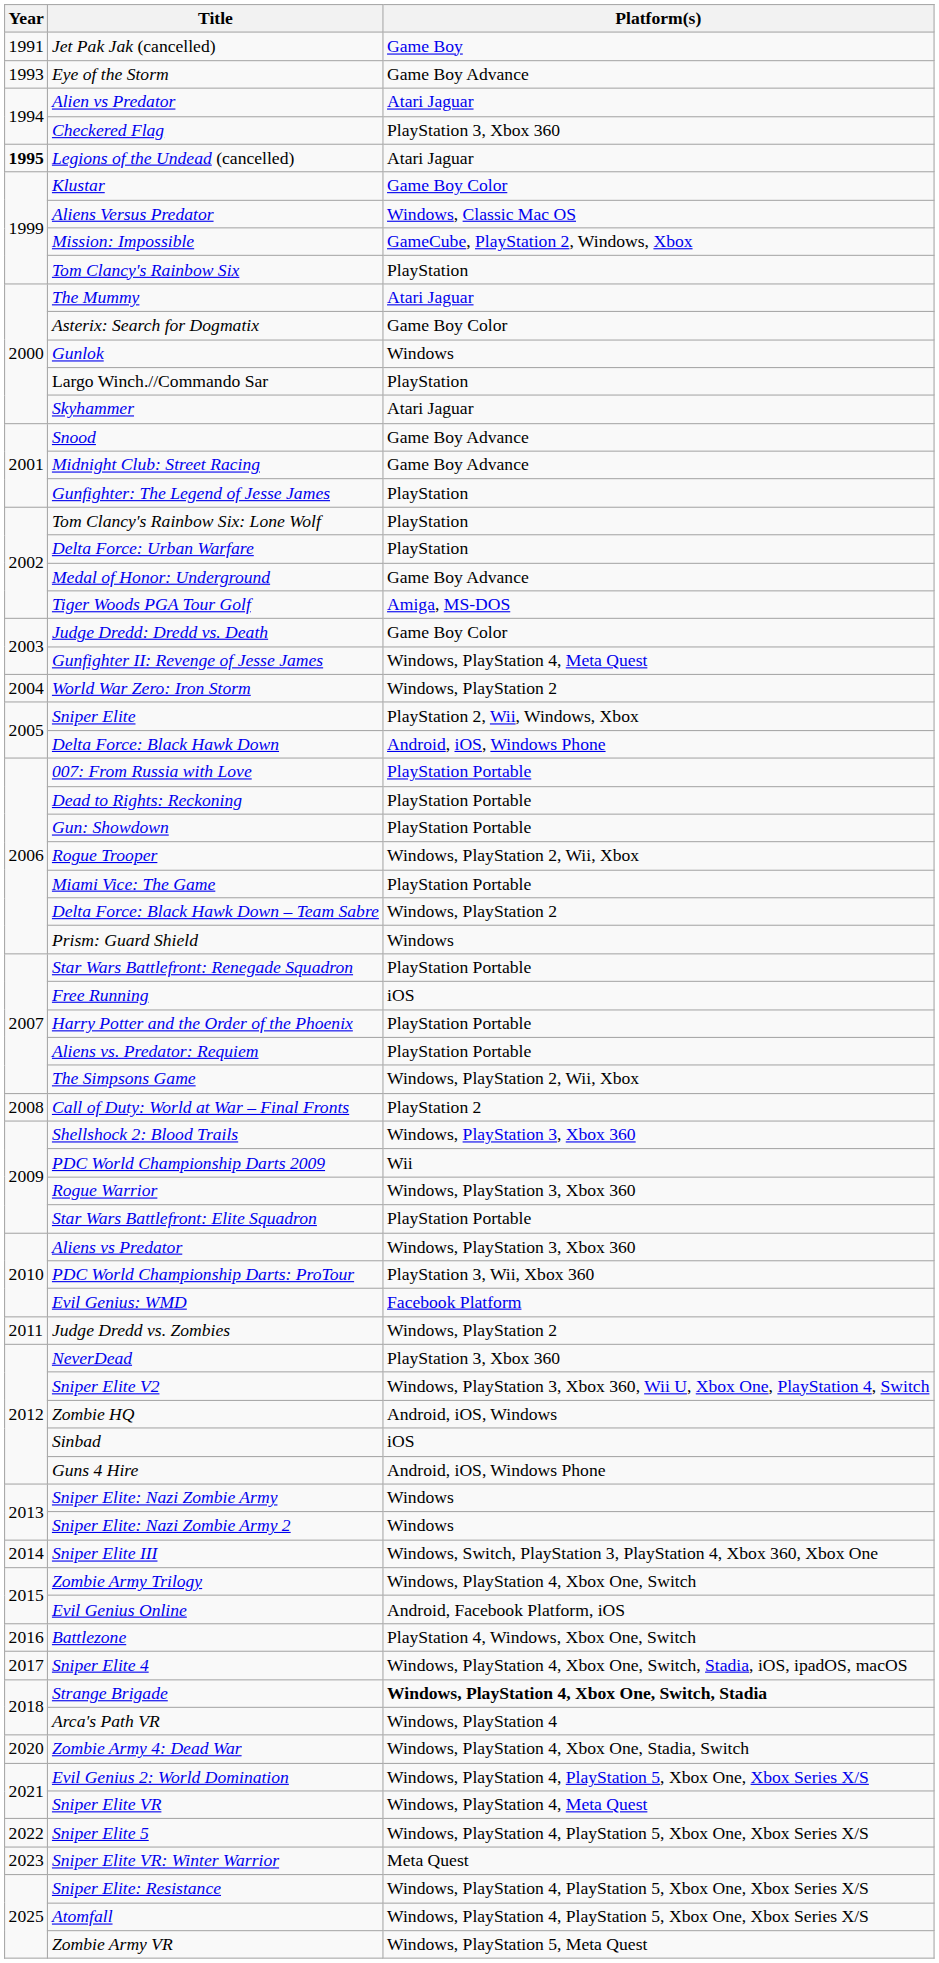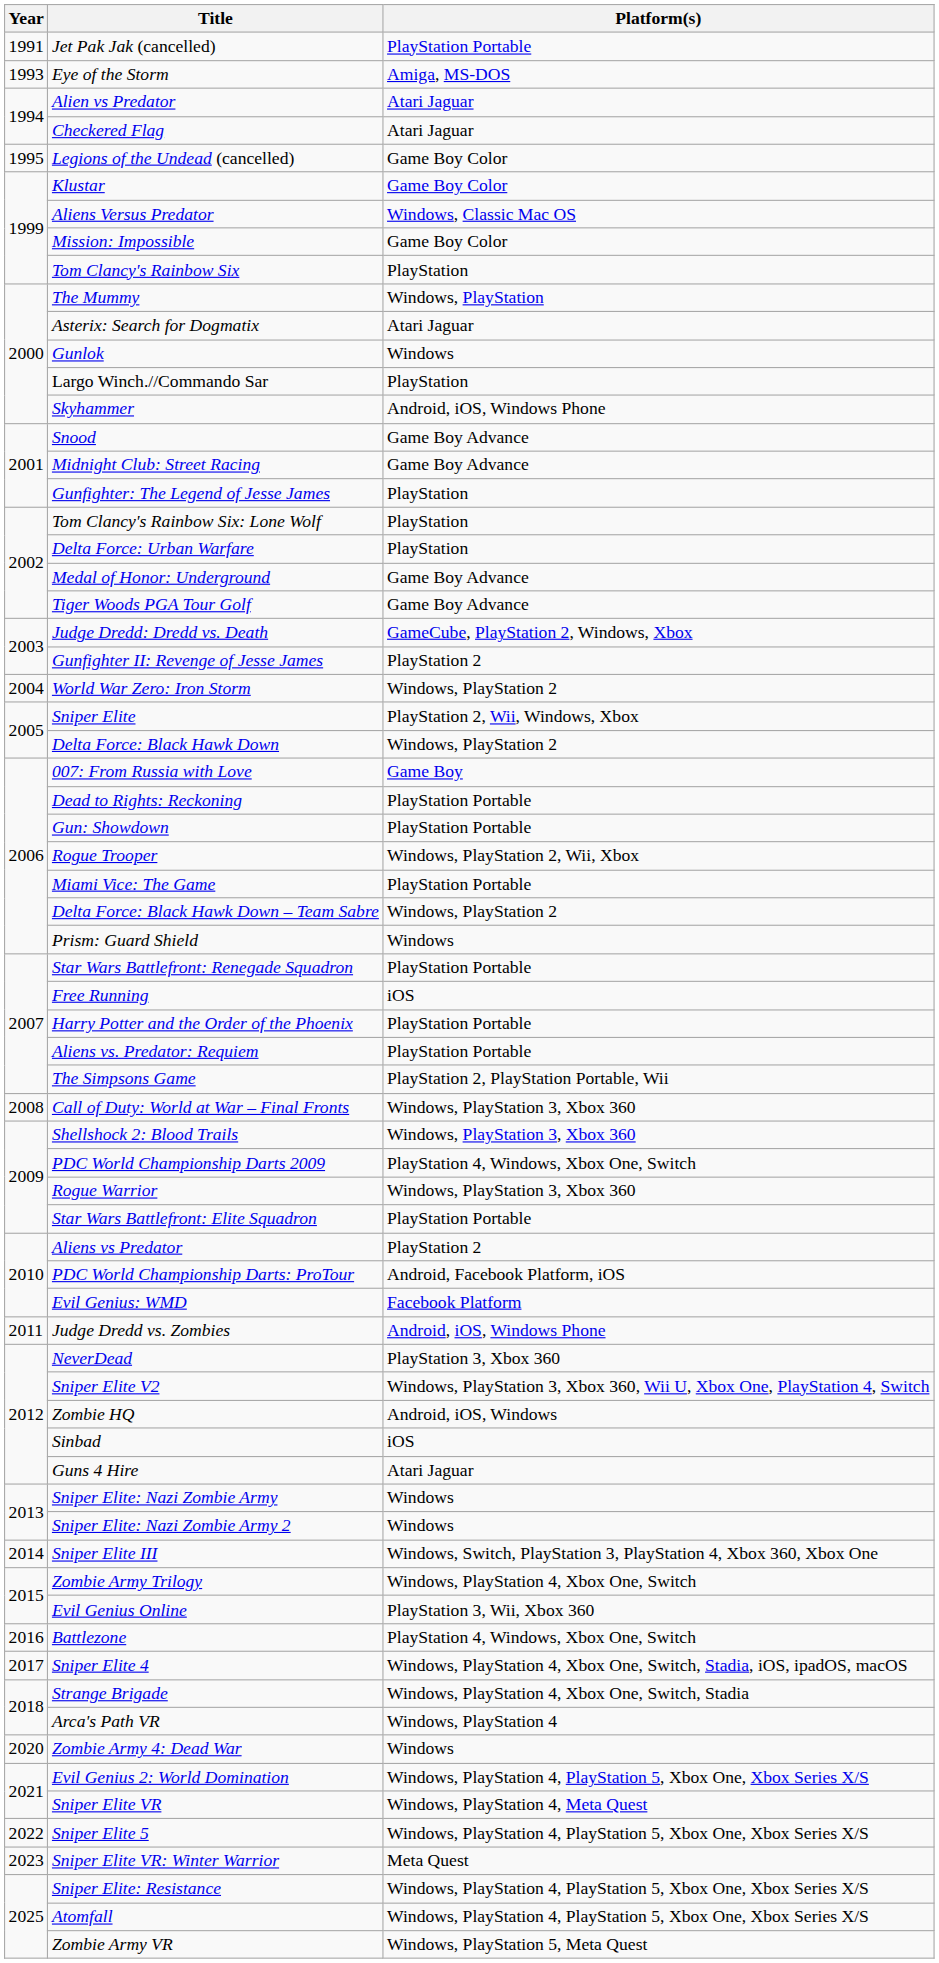(425, 46) Game Boy -> (459, 46) PlayStation Portable
(458, 74) Game Boy Advance -> (449, 74) Amiga, MS-DOS
(474, 130) PlayStation 3, Xbox 360 -> (430, 130) Atari Jaguar
(26, 158) bold -> (26, 158) normal
(430, 158) Atari Jaguar -> (447, 158) Game Boy Color
(540, 241) GameCube, PlayStation 2, Windows, Xbox -> (447, 241) Game Boy Color
(430, 297) Atari Jaguar -> (465, 297) Windows, PlayStation
(447, 325) Game Boy Color -> (430, 325) Atari Jaguar
(430, 409) Atari Jaguar -> (496, 409) Android, iOS, Windows Phone
(449, 604) Amiga, MS-DOS -> (458, 604) Game Boy Advance
(447, 632) Game Boy Color -> (540, 632) GameCube, PlayStation 2, Windows, Xbox
(517, 660) Windows, PlayStation 4, Meta Quest -> (434, 660) PlayStation 2
(496, 744) Android, iOS, Windows Phone -> (472, 744) Windows, PlayStation 2
(459, 772) PlayStation Portable -> (425, 772) Game Boy
(513, 1079) Windows, PlayStation 2, Wii, Xbox -> (528, 1079) PlayStation 2, PlayStation Portable, Wii
(434, 1107) PlayStation 2 -> (511, 1107) Windows, PlayStation 3, Xbox 360
(400, 1162) Wii -> (542, 1162) PlayStation 4, Windows, Xbox One, Switch
(511, 1246) Windows, PlayStation 3, Xbox 360 -> (434, 1246) PlayStation 2
(491, 1274) PlayStation 3, Wii, Xbox 360 -> (506, 1274) Android, Facebook Platform, iOS
(472, 1330) Windows, PlayStation 2 -> (496, 1330) Android, iOS, Windows Phone
(496, 1469) Android, iOS, Windows Phone -> (430, 1469) Atari Jaguar
(506, 1609) Android, Facebook Platform, iOS -> (491, 1609) PlayStation 3, Wii, Xbox 360
(577, 1693) bold -> (568, 1693) normal
(568, 1749) Windows, PlayStation 4, Xbox One, Stadia, Switch -> (420, 1749) Windows
